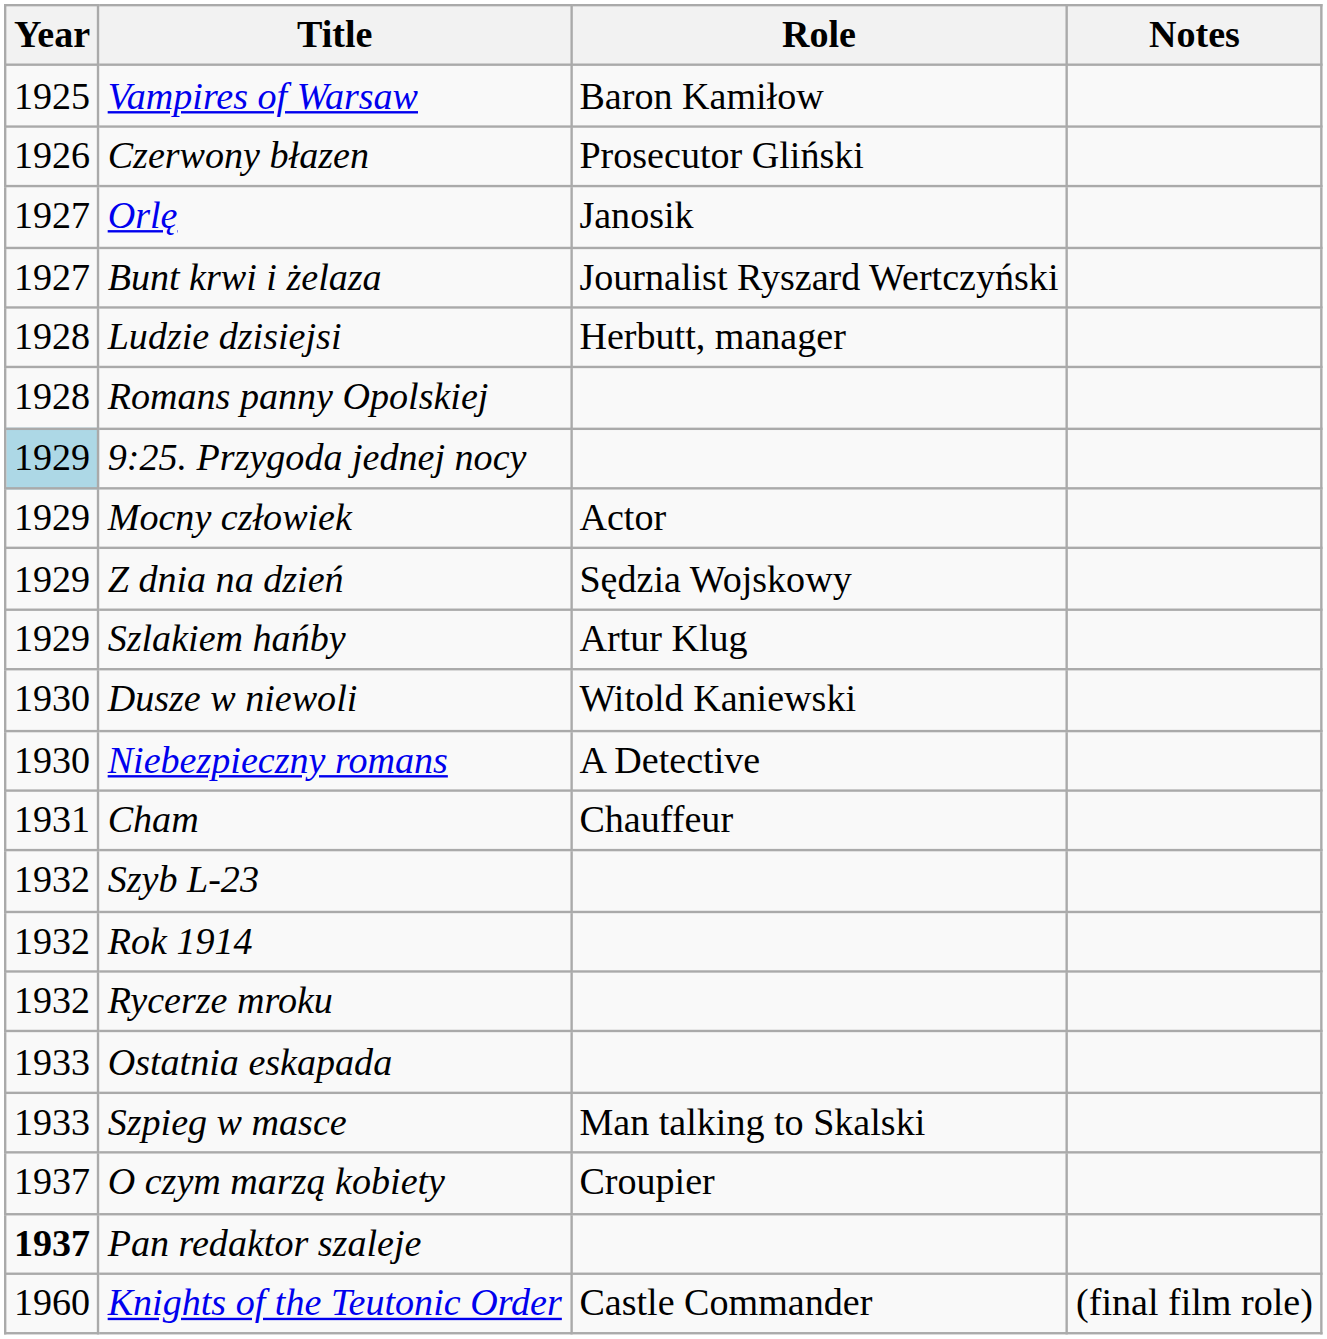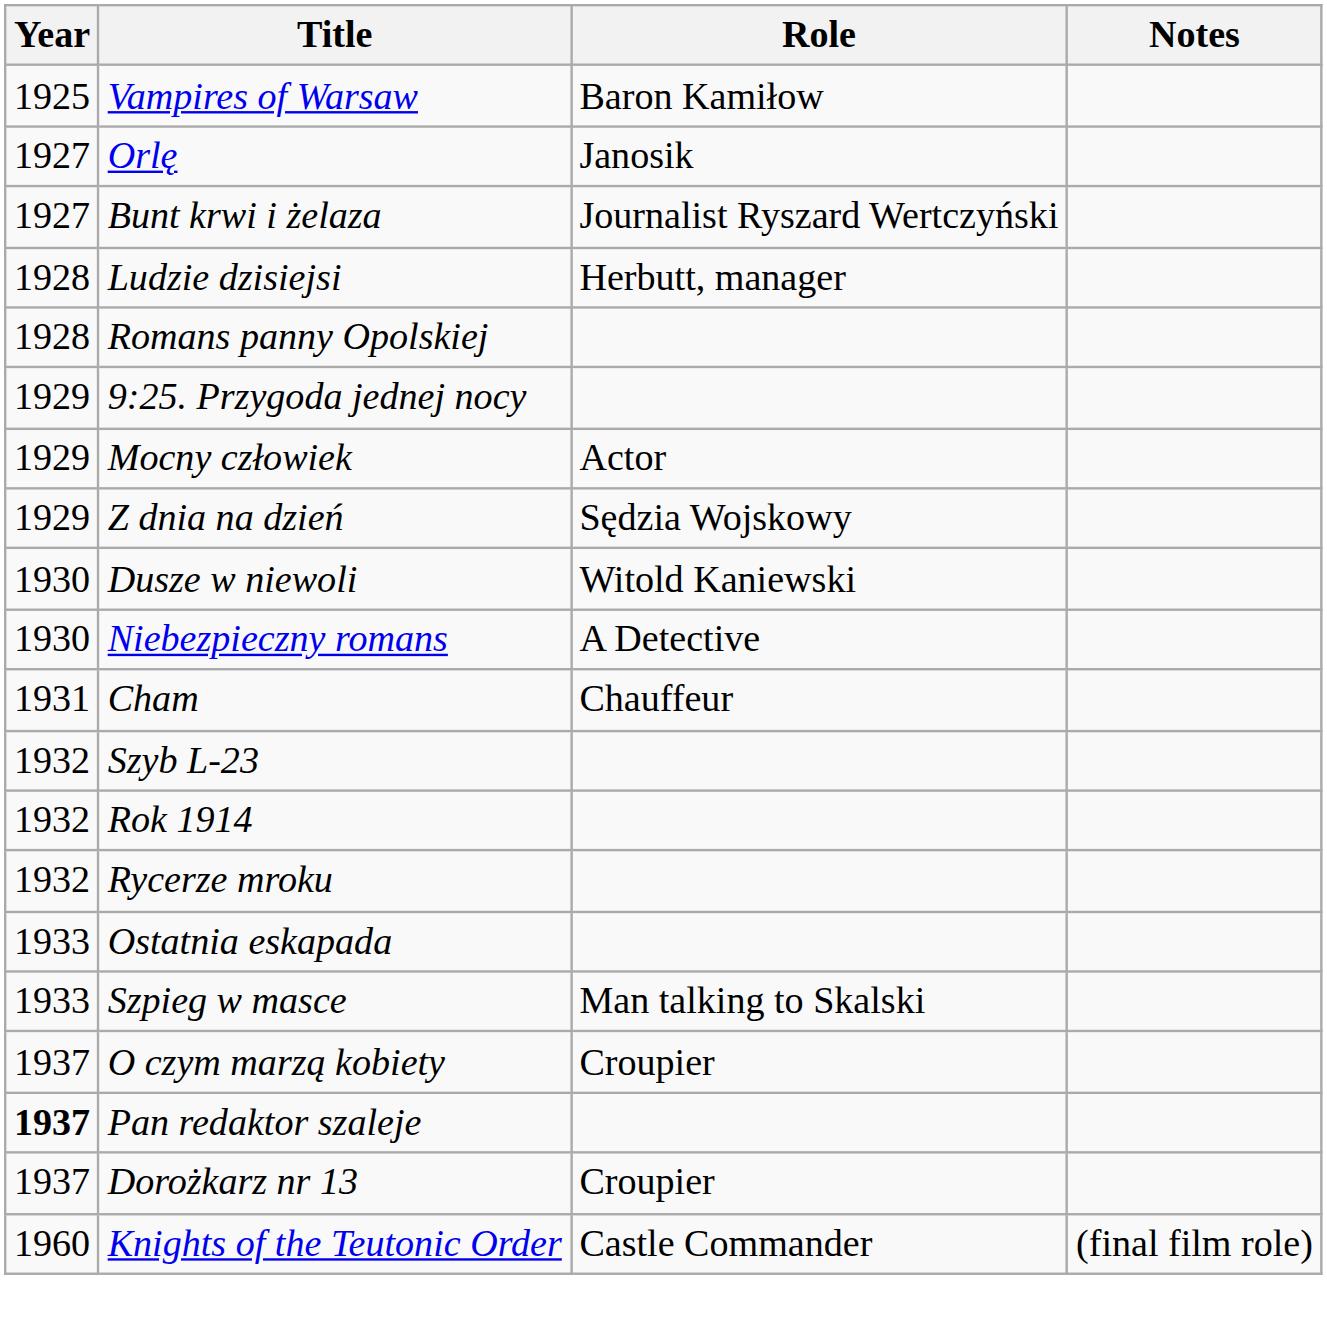- row: (238, 155)
(52, 457) lightblue background -> (52, 397) no background
- row: (227, 638)
+ row: (233, 1182)
